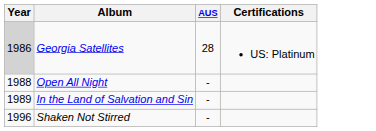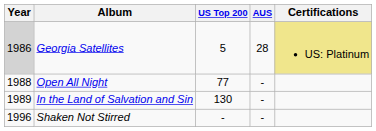+ column: (223, 13)
(269, 54) no background -> (323, 54) khaki background
